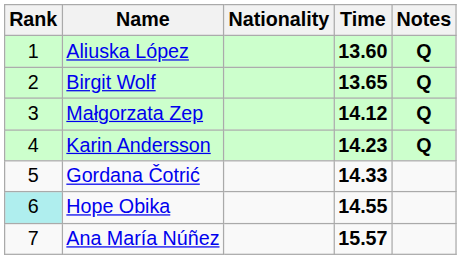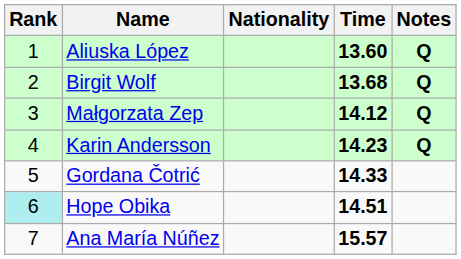(363, 82) 13.65 -> (363, 82) 13.68
(363, 207) 14.55 -> (363, 207) 14.51
